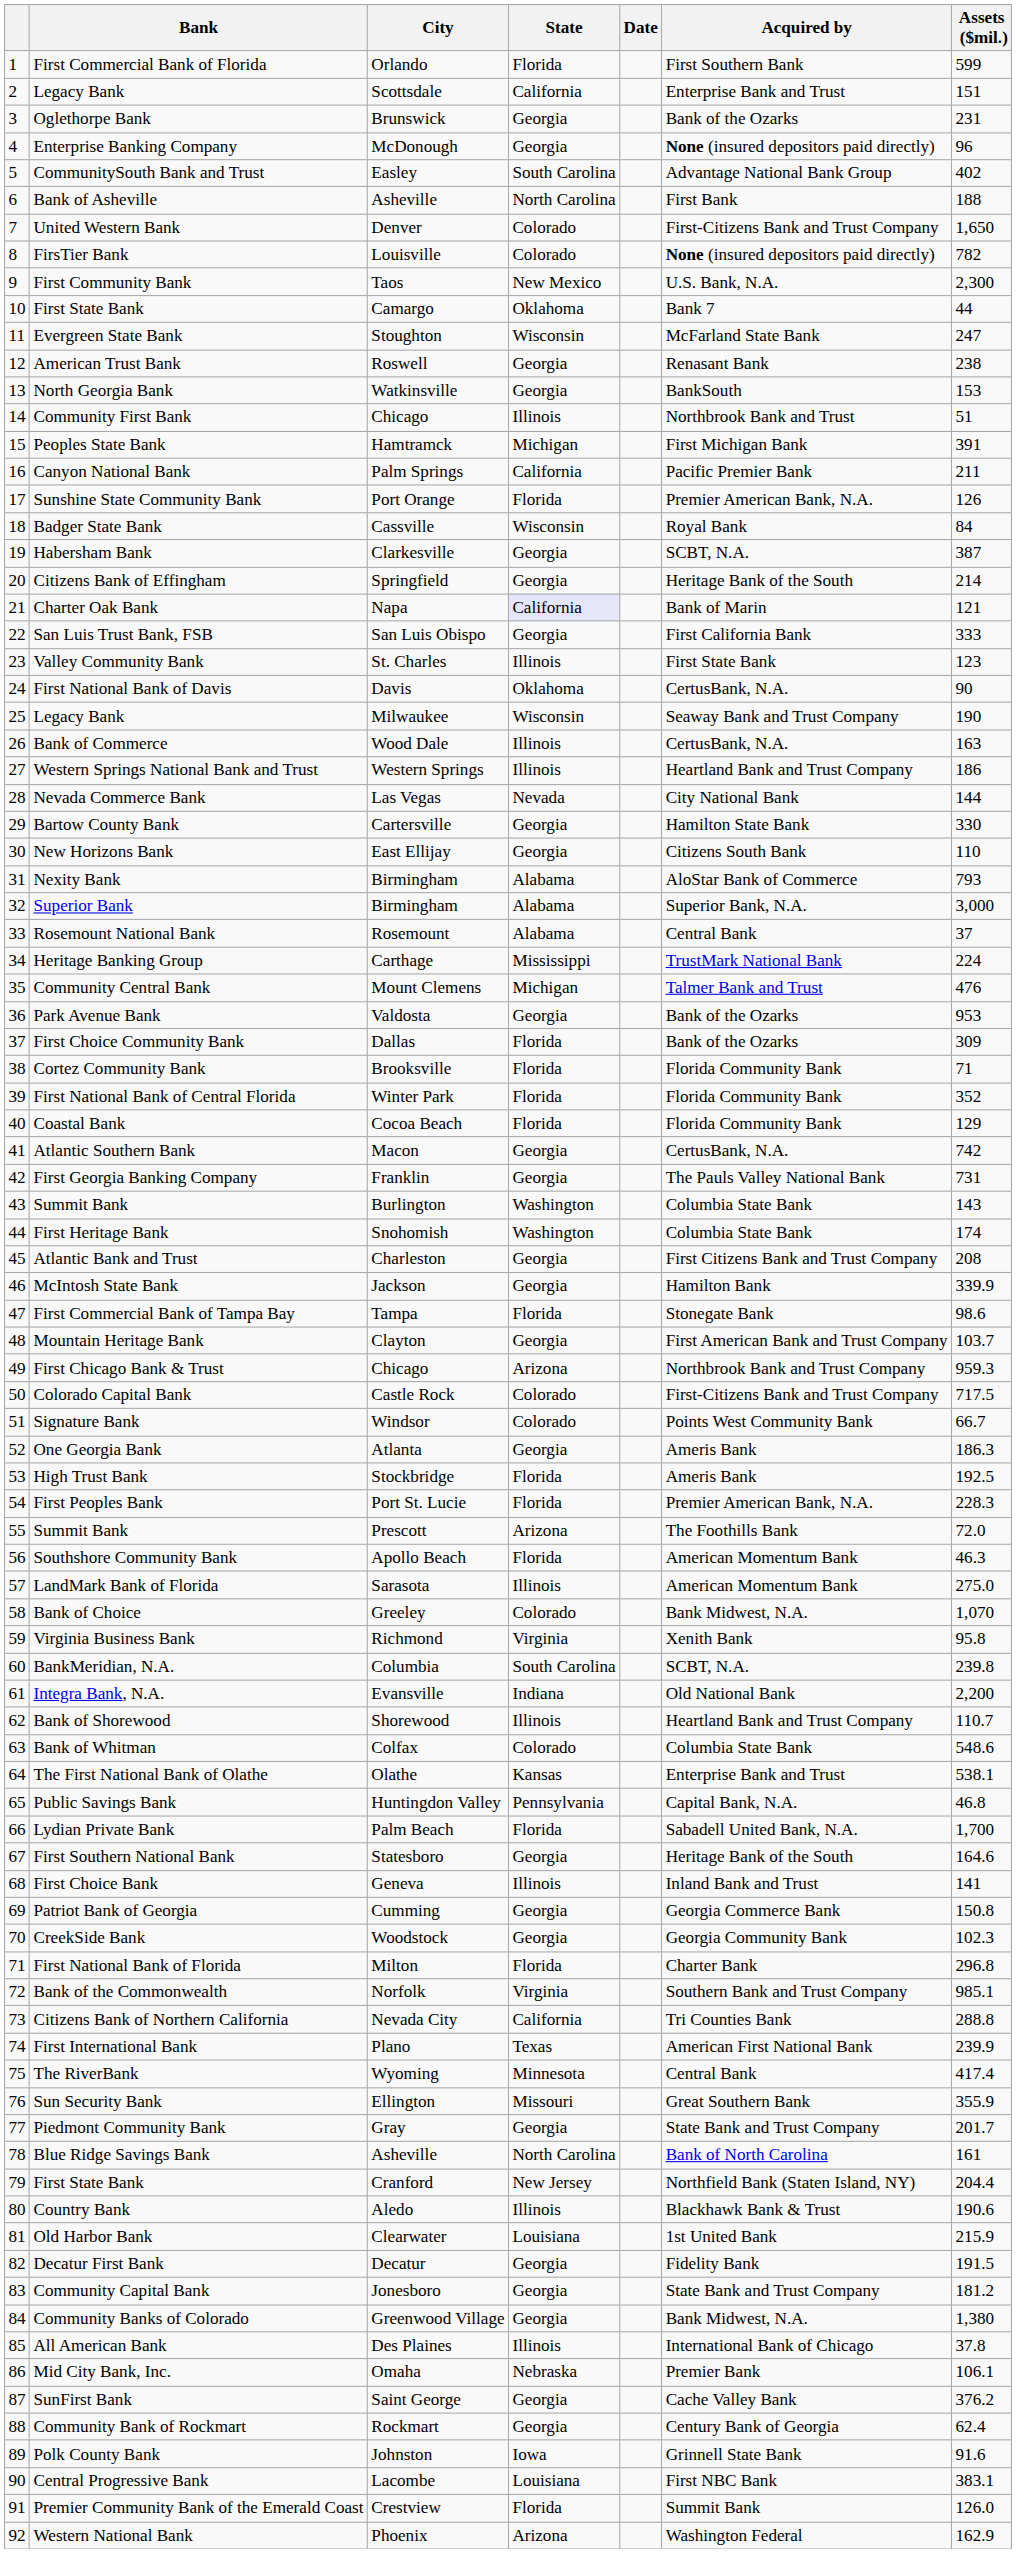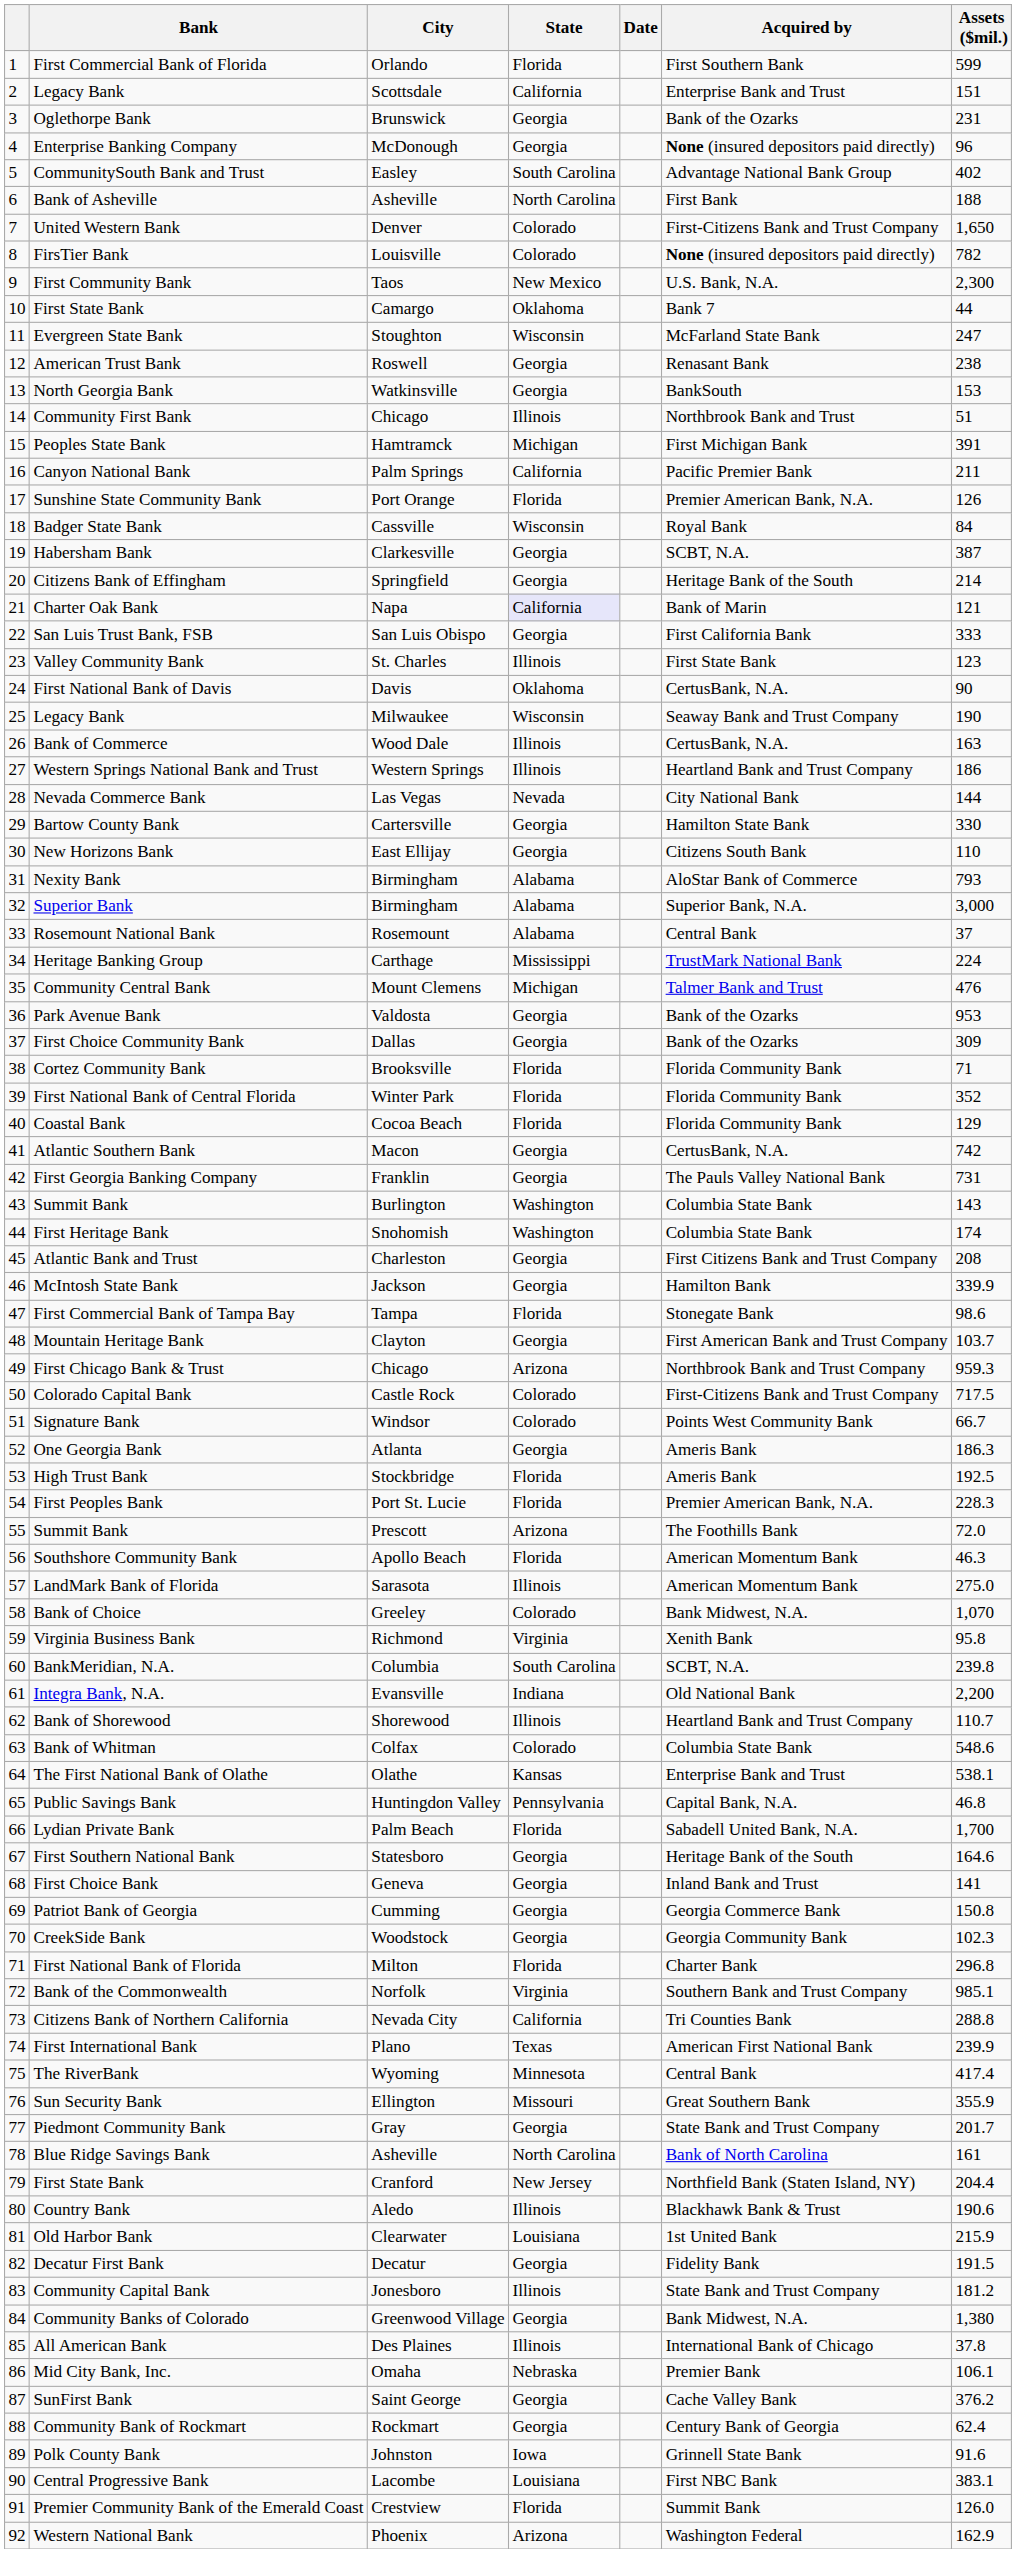(537, 1041) Florida -> (540, 1041) Georgia
(537, 1883) Illinois -> (540, 1883) Georgia
(540, 2290) Georgia -> (537, 2290) Illinois
